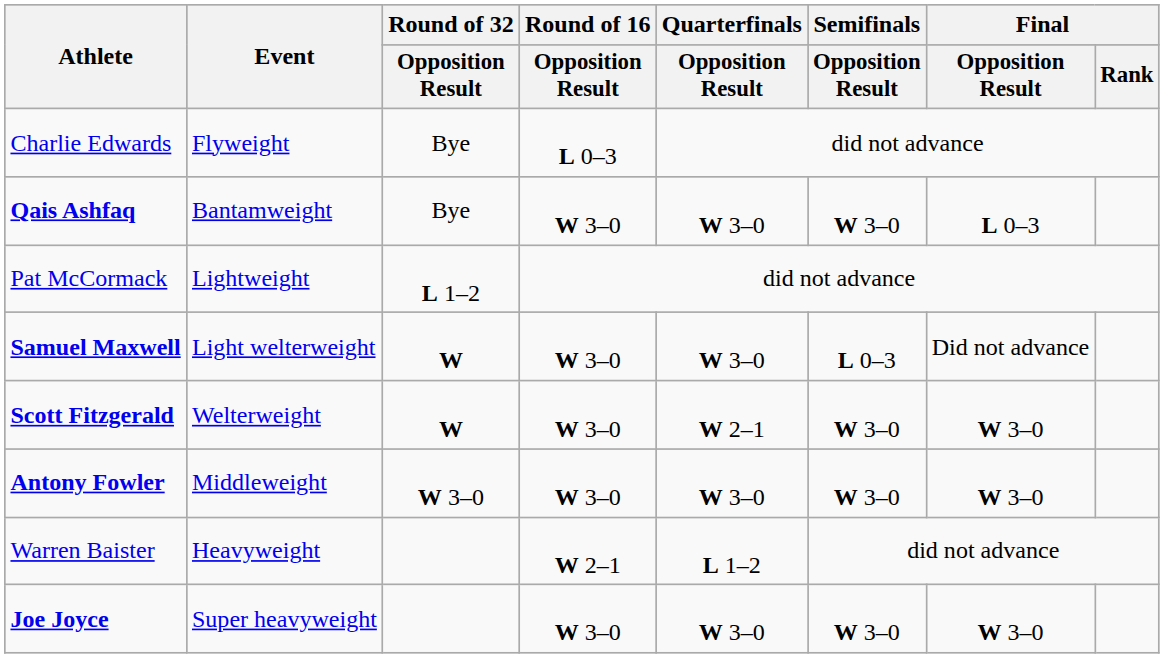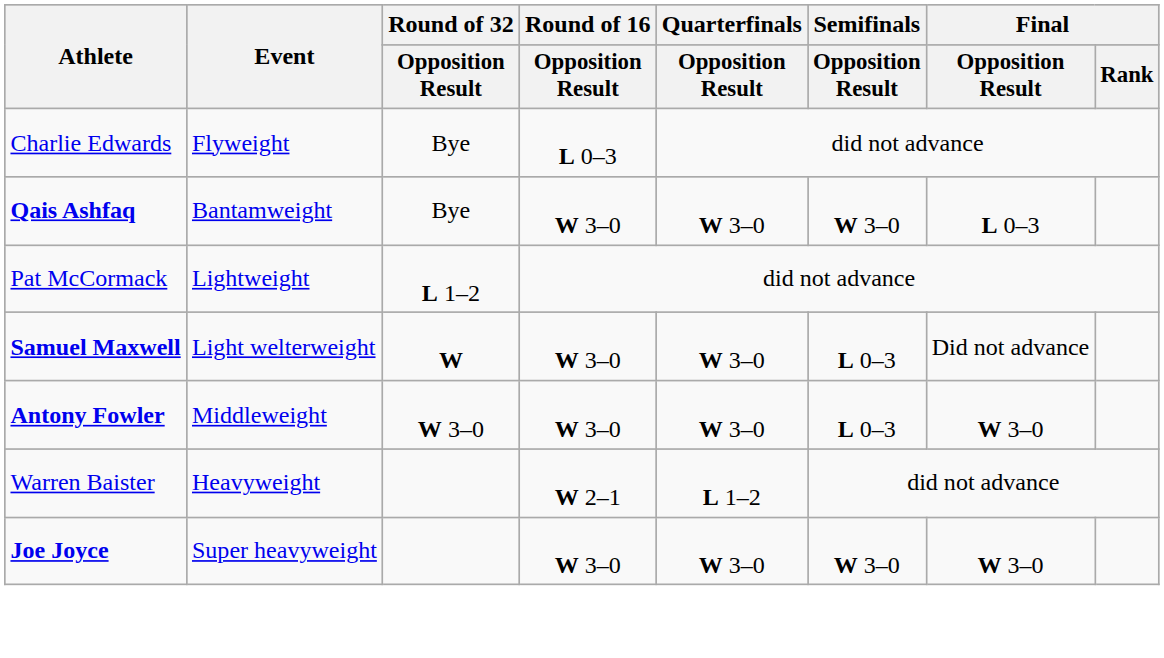- row: (92, 415)
(867, 497) W 3–0 -> (867, 429) L 0–3
